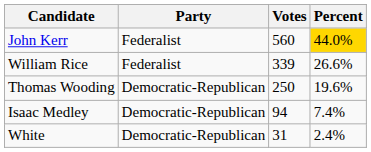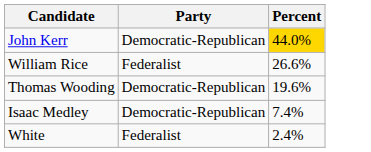- column: (289, 16)
(151, 40) Federalist -> (193, 40) Democratic-Republican
(193, 135) Democratic-Republican -> (151, 135) Federalist
